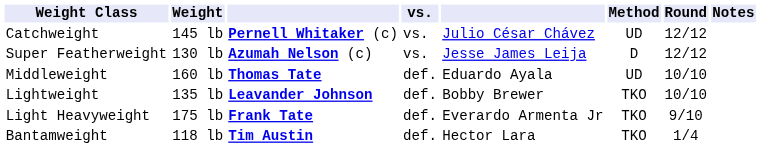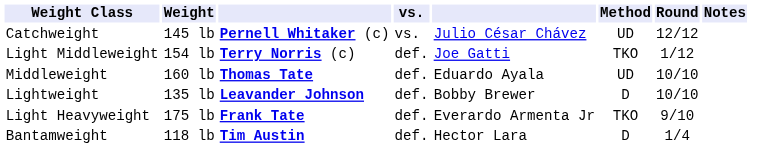- row: (86, 54)
+ row: (82, 54)
(634, 95) TKO -> (625, 95) D
(634, 136) TKO -> (625, 136) D
